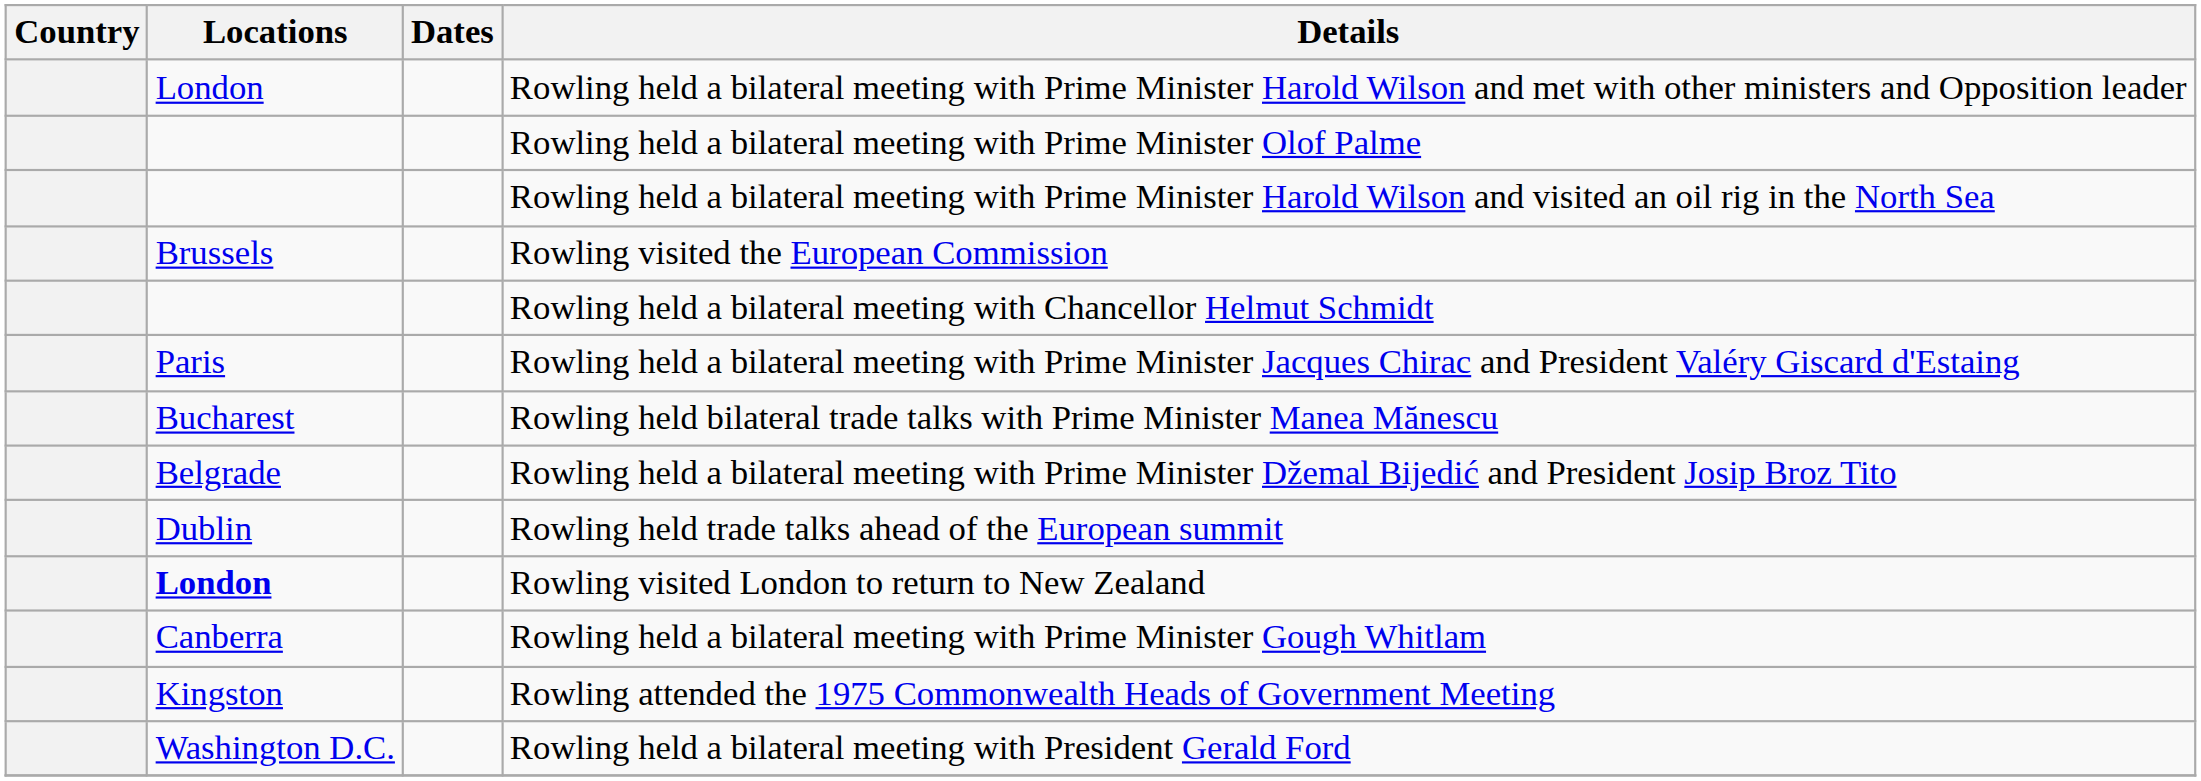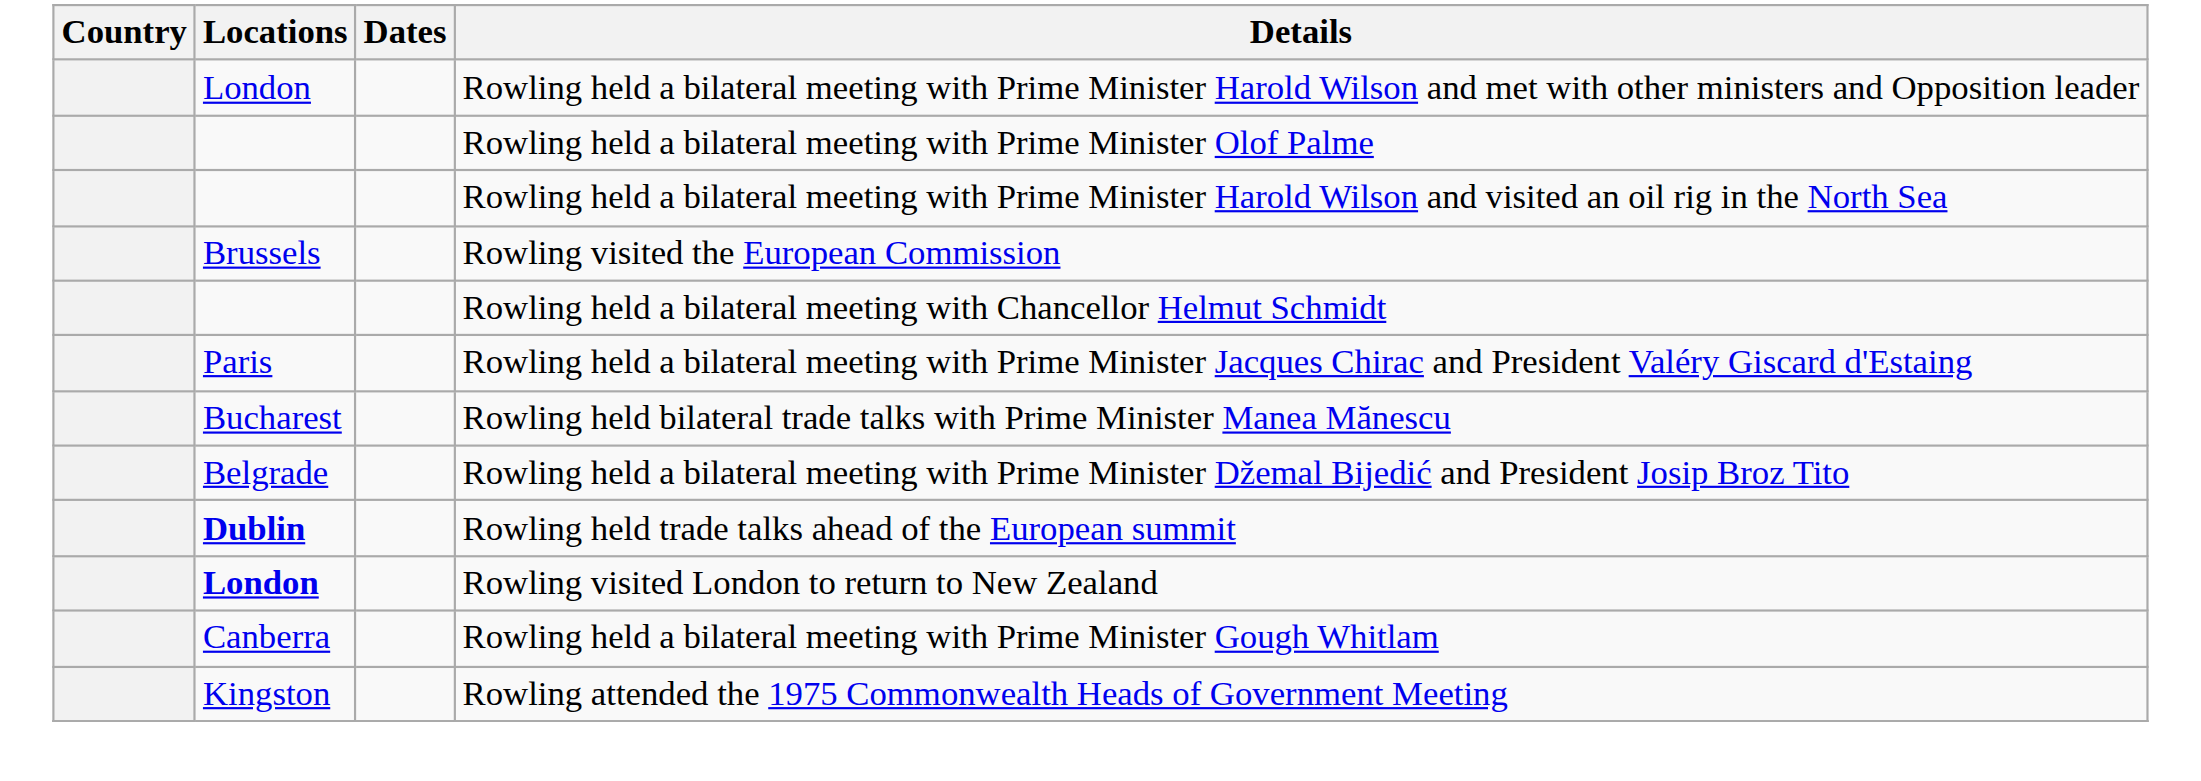(204, 527) normal -> (254, 527) bold
- row: (930, 747)
